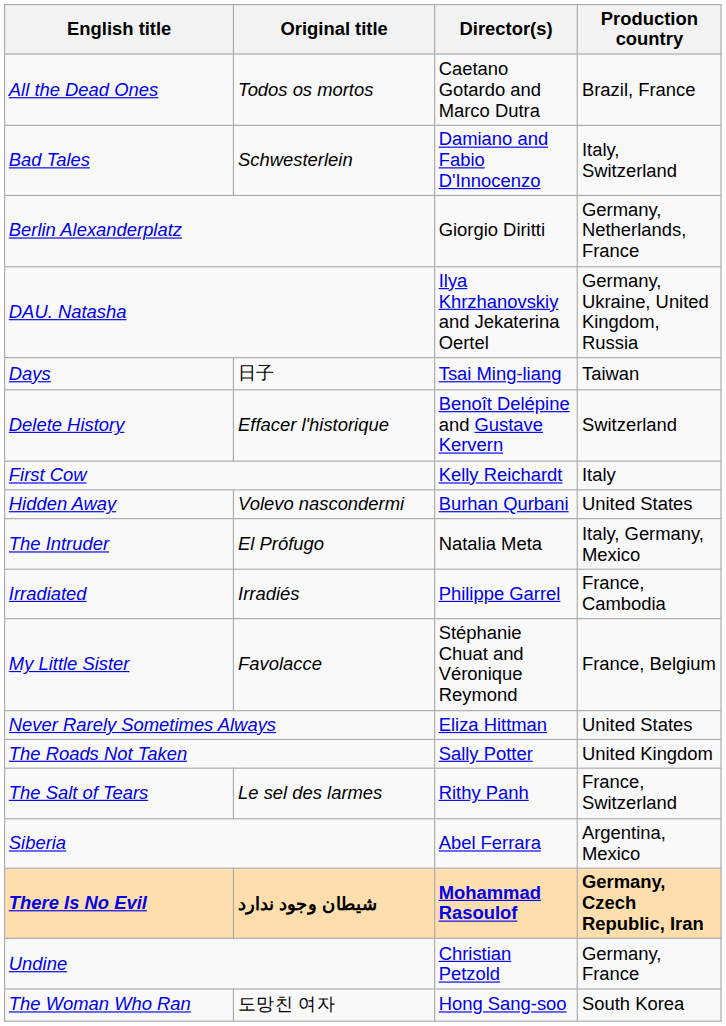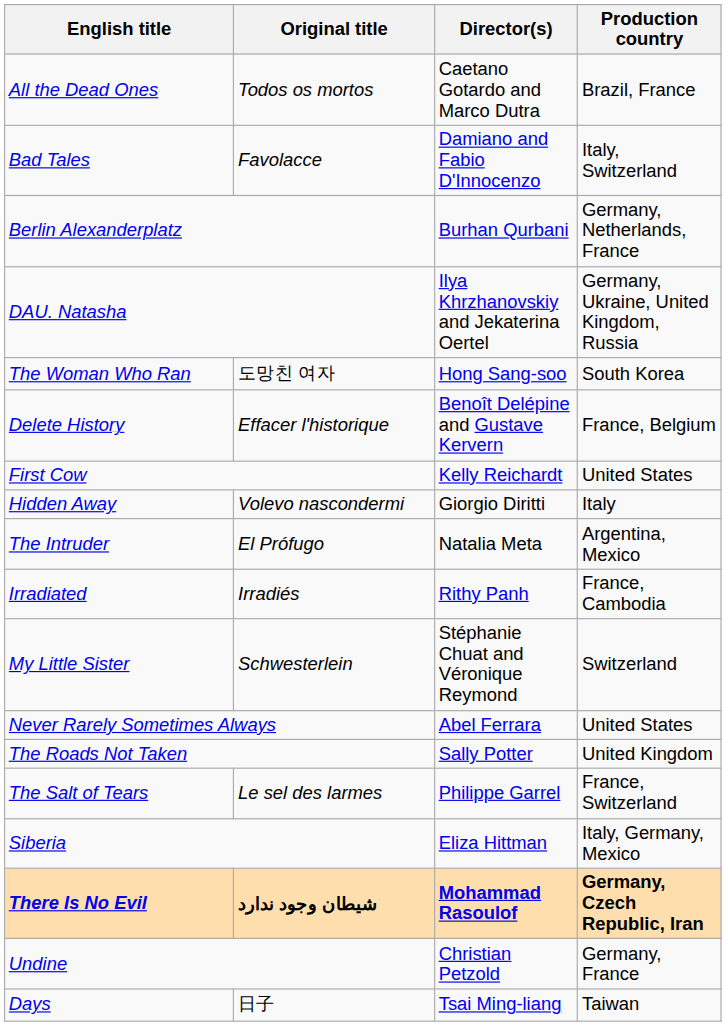(295, 160) Schwesterlein -> (280, 160) Favolacce
(492, 230) Giorgio Diritti -> (504, 230) Burhan Qurbani
rows swapped: (30, 373) <-> (100, 1004)
(630, 425) Switzerland -> (649, 425) France, Belgium
(599, 475) Italy -> (637, 475) United States
(504, 504) Burhan Qurbani -> (492, 504) Giorgio Diritti
(637, 504) United States -> (599, 504) Italy
(643, 543) Italy, Germany, Mexico -> (624, 543) Argentina, Mexico
(500, 593) Philippe Garrel -> (484, 593) Rithy Panh
(280, 664) Favolacce -> (295, 664) Schwesterlein
(649, 664) France, Belgium -> (630, 664) Switzerland
(493, 724) Eliza Hittman -> (490, 724) Abel Ferrara
(484, 793) Rithy Panh -> (500, 793) Philippe Garrel
(490, 843) Abel Ferrara -> (493, 843) Eliza Hittman
(624, 843) Argentina, Mexico -> (643, 843) Italy, Germany, Mexico
